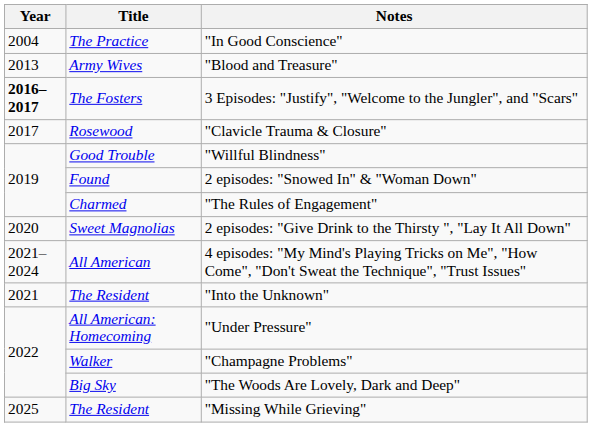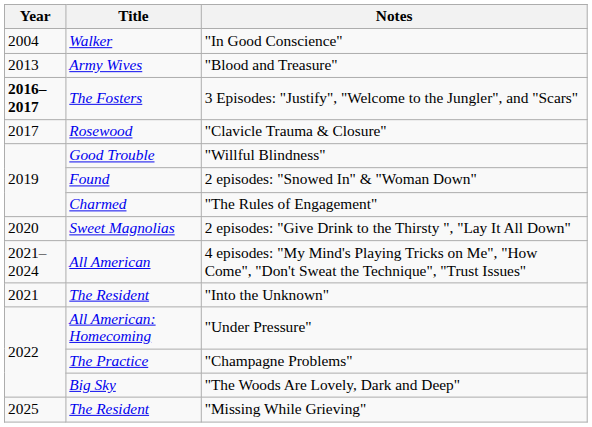(109, 41) The Practice -> (91, 41) Walker
(91, 360) Walker -> (109, 360) The Practice
